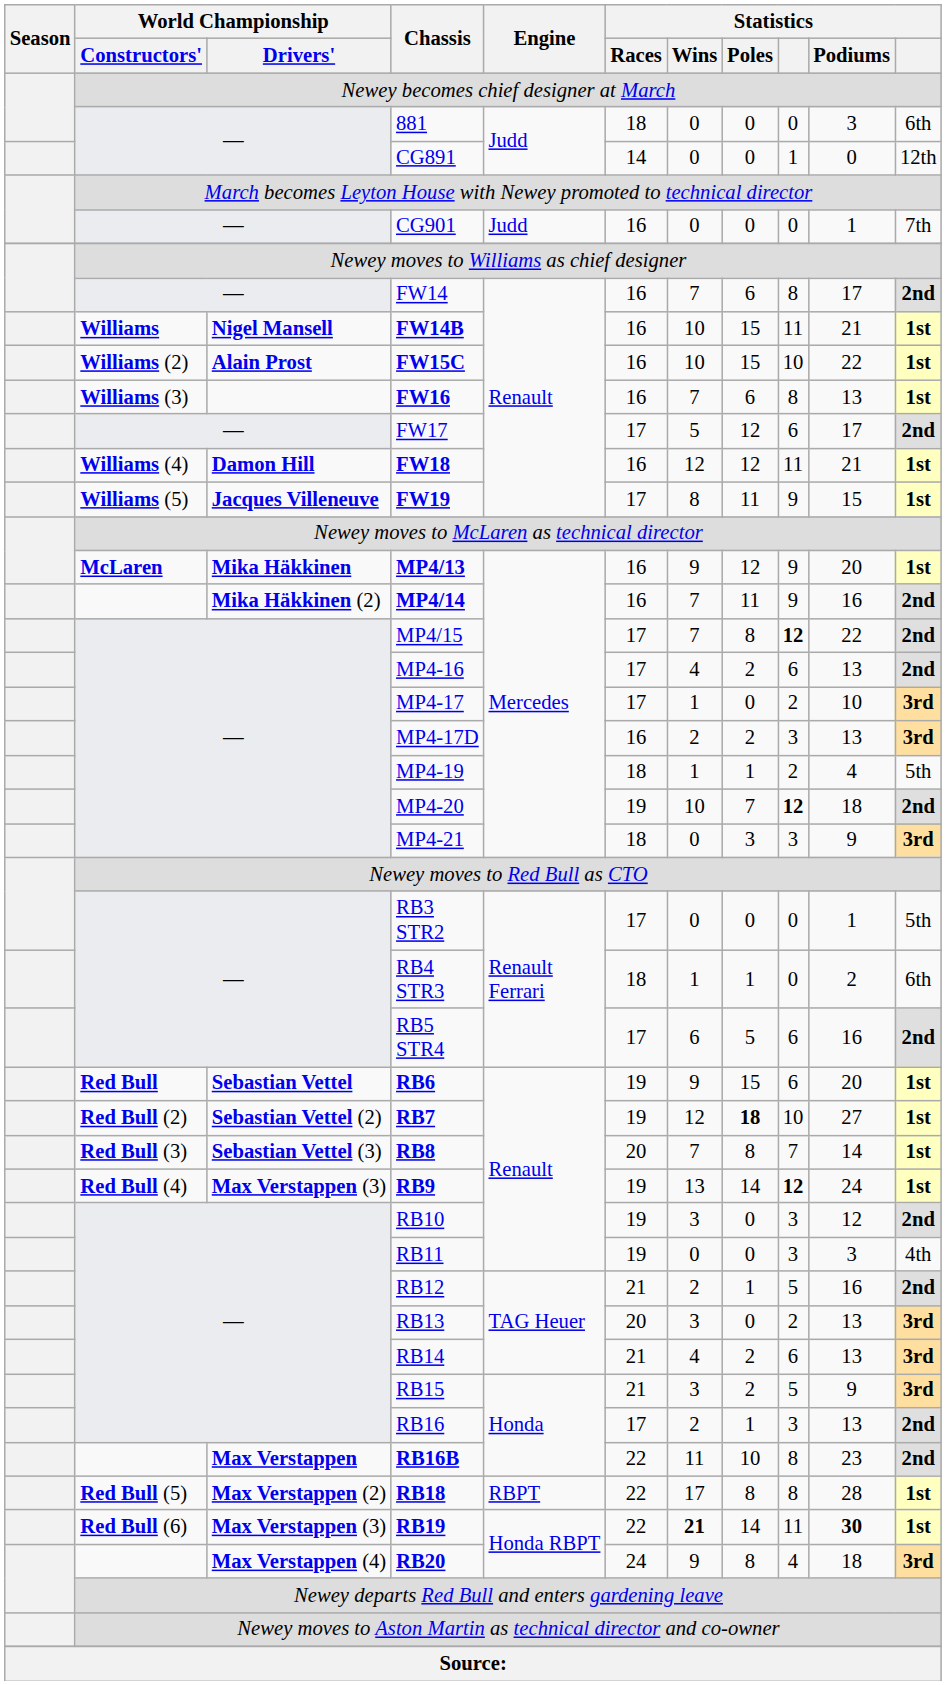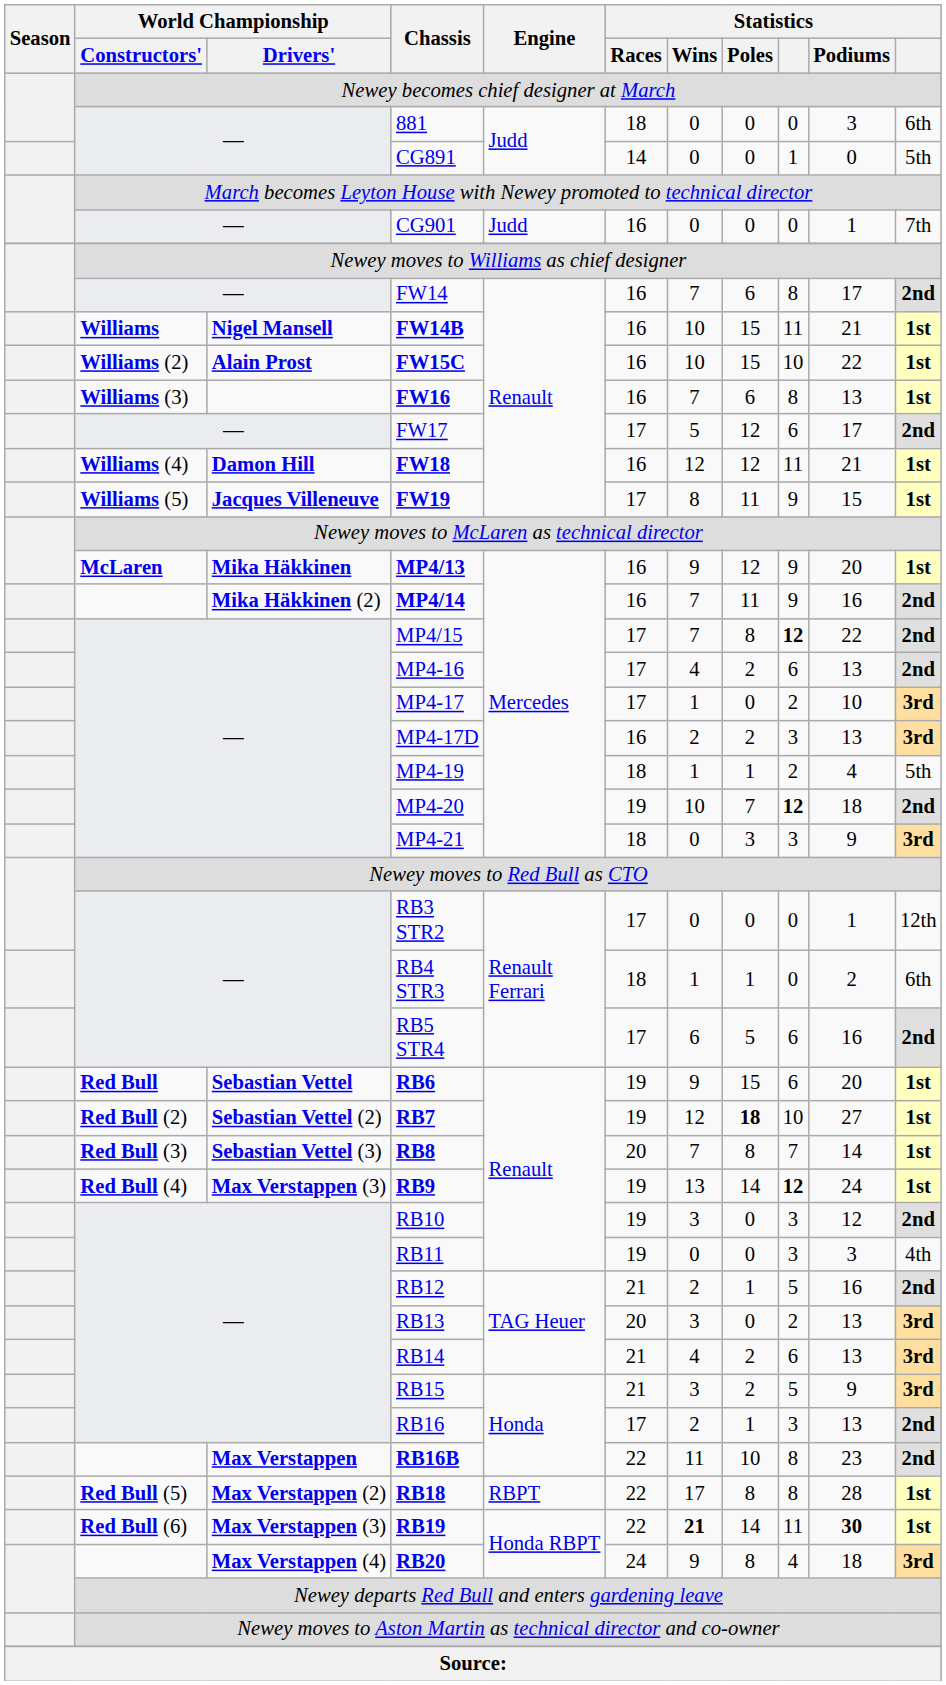(918, 157) 12th -> (918, 157) 5th
(918, 920) 5th -> (918, 920) 12th
